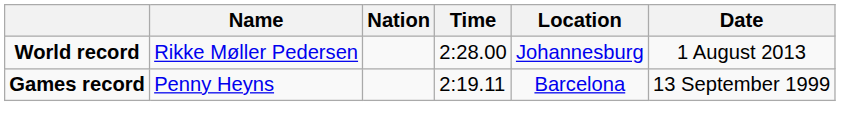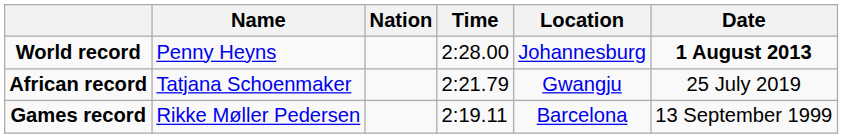(256, 52) Rikke Møller Pedersen -> (216, 52) Penny Heyns
(742, 52) normal -> (744, 52) bold
+ row: (78, 84)
(214, 84) Penny Heyns -> (258, 116) Rikke Møller Pedersen
